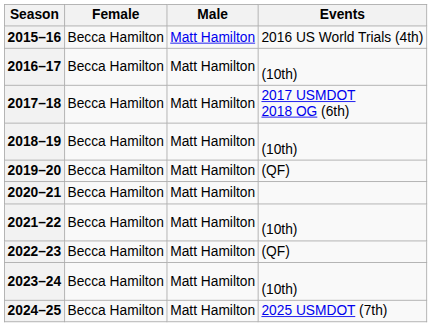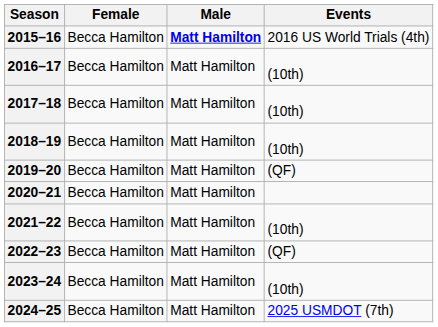(213, 37) normal -> (216, 37) bold
(308, 104) 2017 USMDOT 2018 OG (6th) -> (286, 111) (10th)
